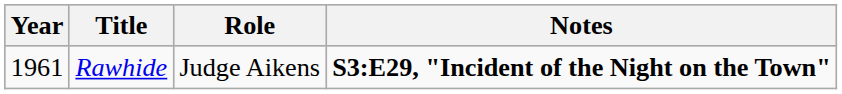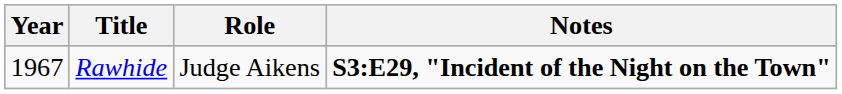(37, 66) 1961 -> (37, 66) 1967
